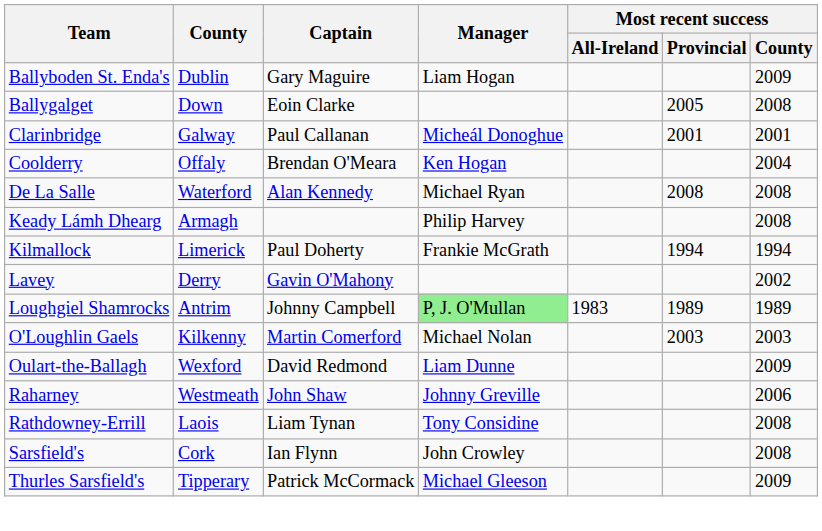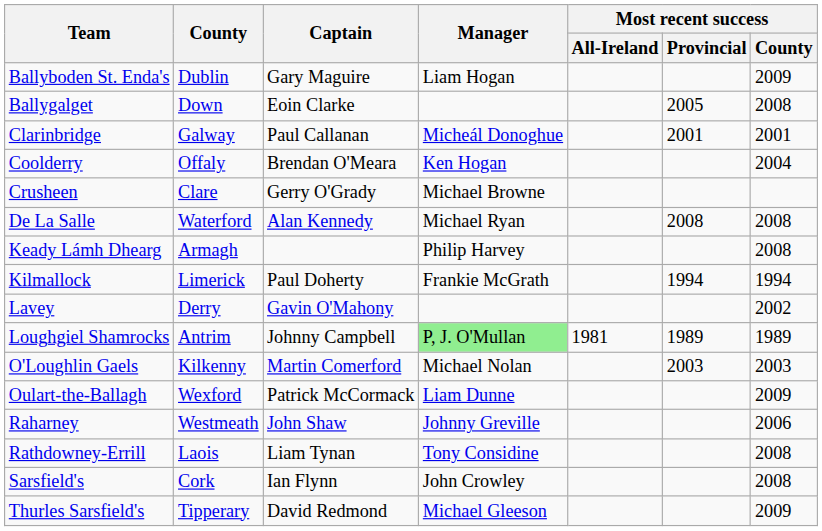+ row: (43, 192)
(590, 308) 1983 -> (590, 337) 1981
(327, 366) David Redmond -> (341, 395) Patrick McCormack
(341, 481) Patrick McCormack -> (327, 510) David Redmond
